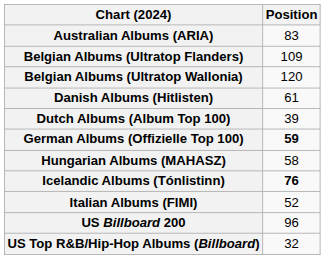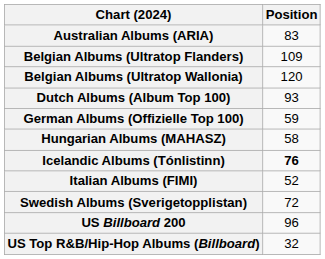- row: (134, 98)
(292, 118) 39 -> (292, 98) 93
(292, 139) bold -> (292, 118) normal
+ row: (134, 202)
